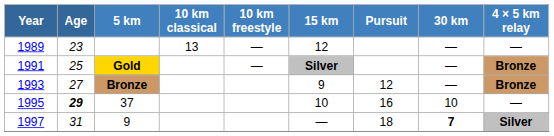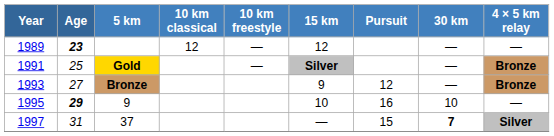(76, 47) normal -> (76, 47) bold
(192, 47) 13 -> (192, 47) 12
(127, 104) 37 -> (127, 104) 9
(127, 123) 9 -> (127, 123) 37
(386, 123) 18 -> (386, 123) 15
